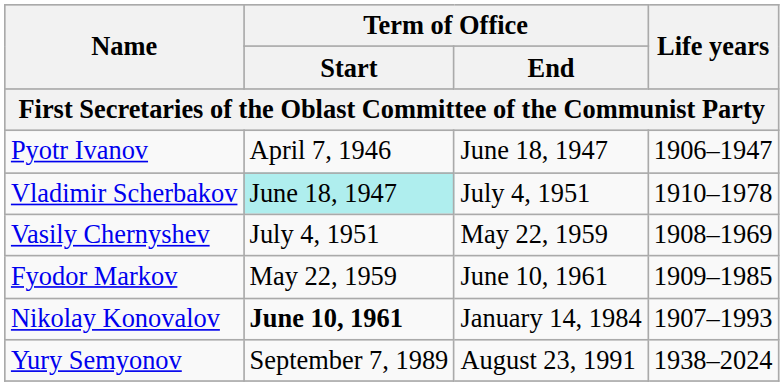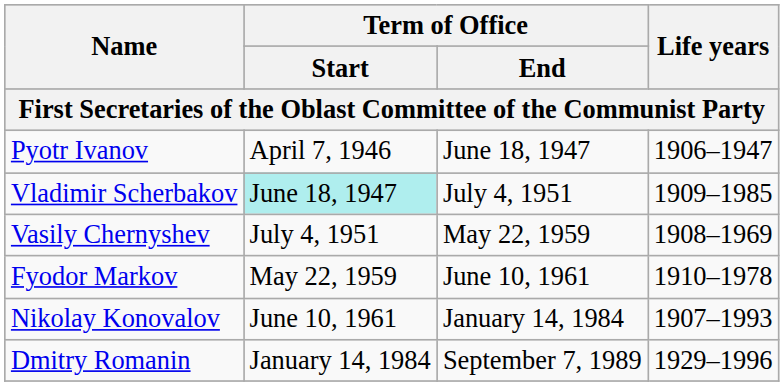(713, 192) 1910–1978 -> (713, 192) 1909–1985
(713, 276) 1909–1985 -> (713, 276) 1910–1978
(326, 318) bold -> (323, 318) normal
+ row: (101, 360)
- row: (96, 360)
